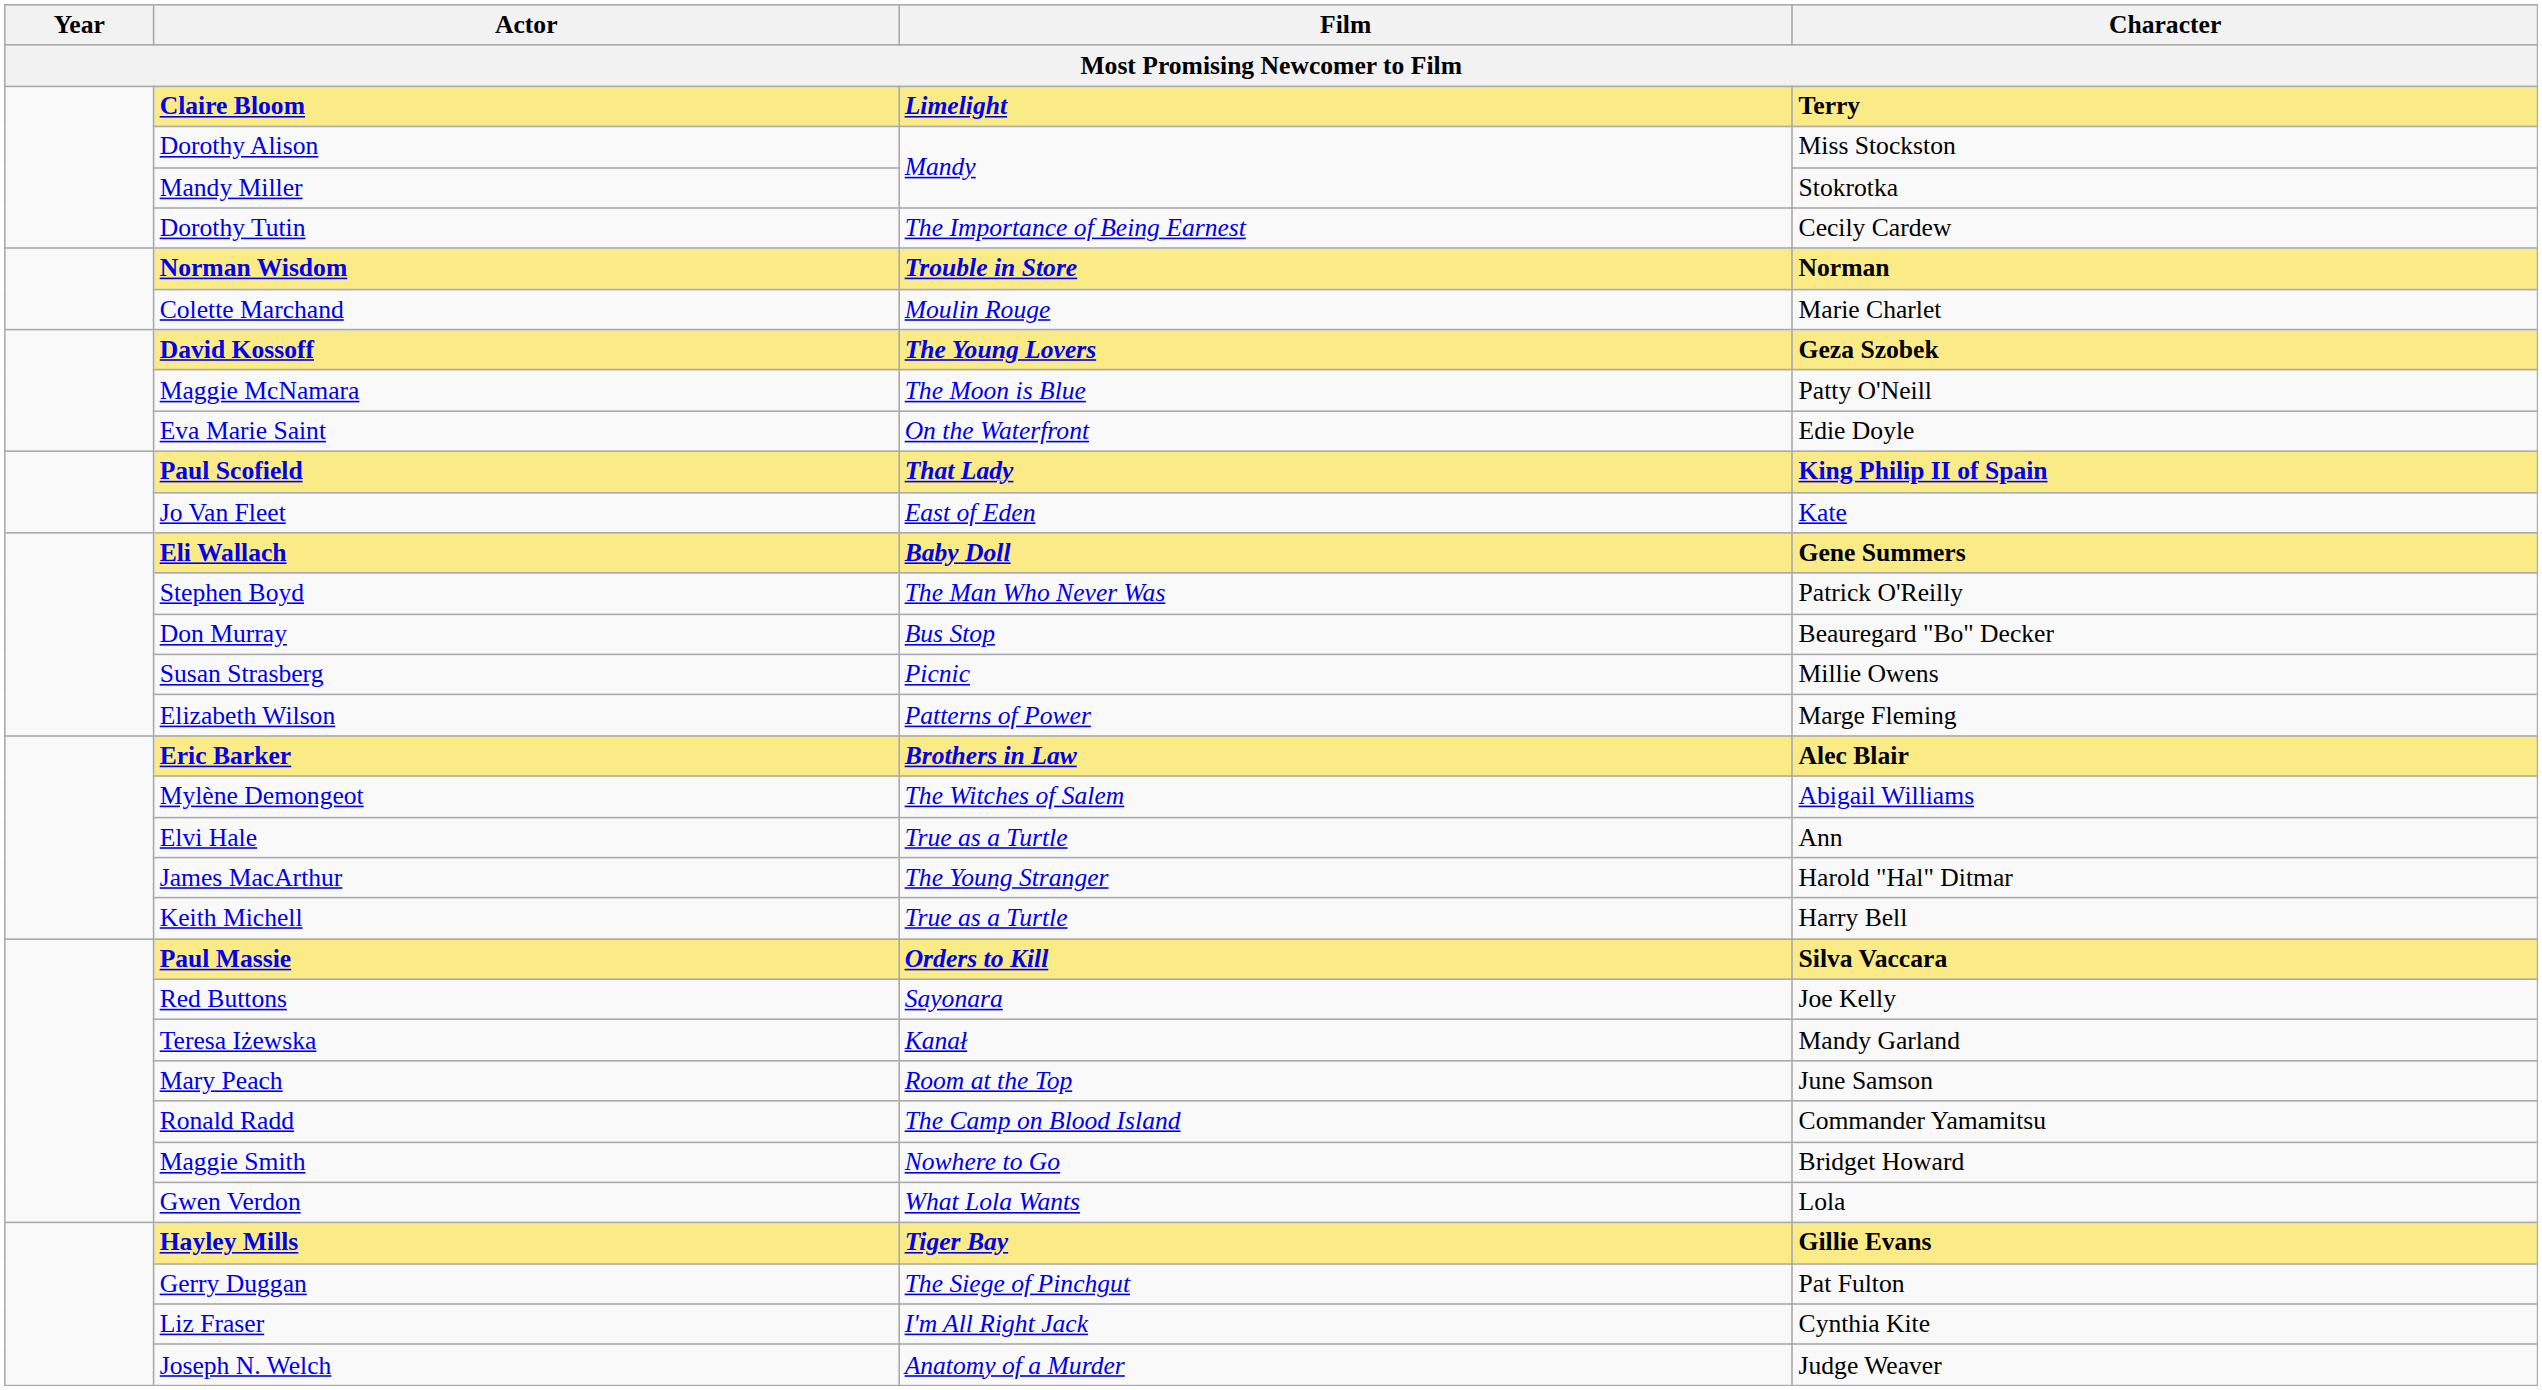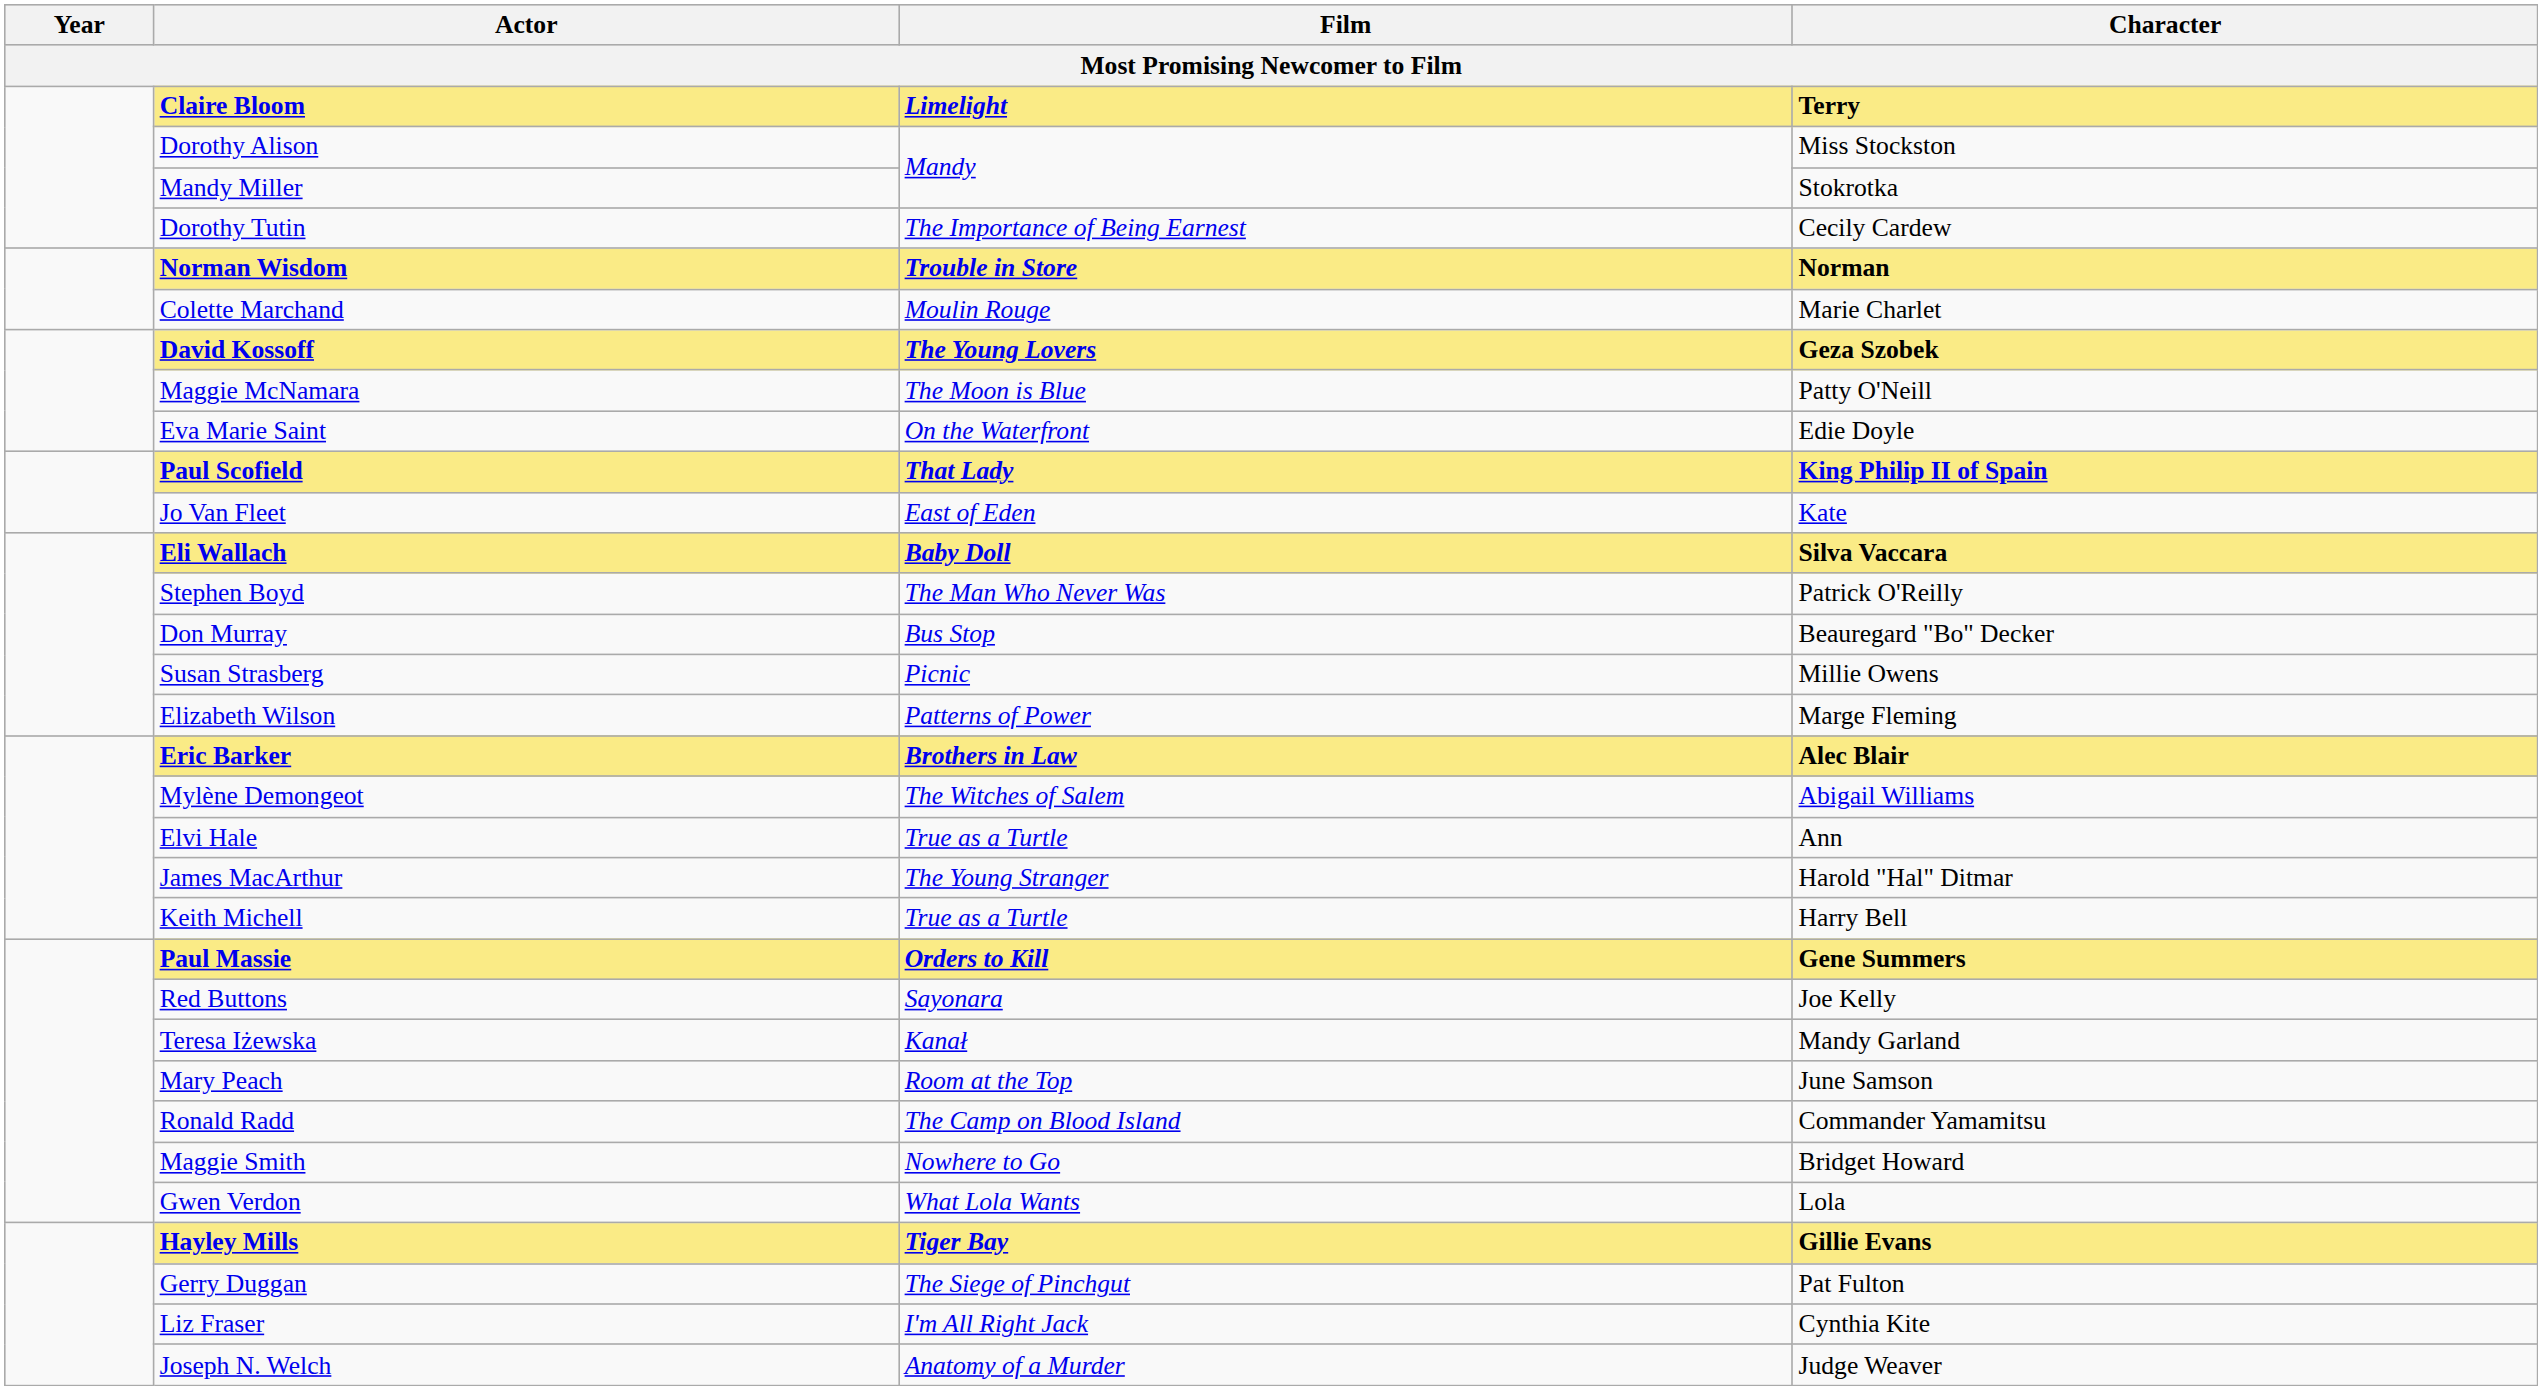(1882, 552) Gene Summers -> (1873, 552) Silva Vaccara
(1873, 958) Silva Vaccara -> (1882, 958) Gene Summers
